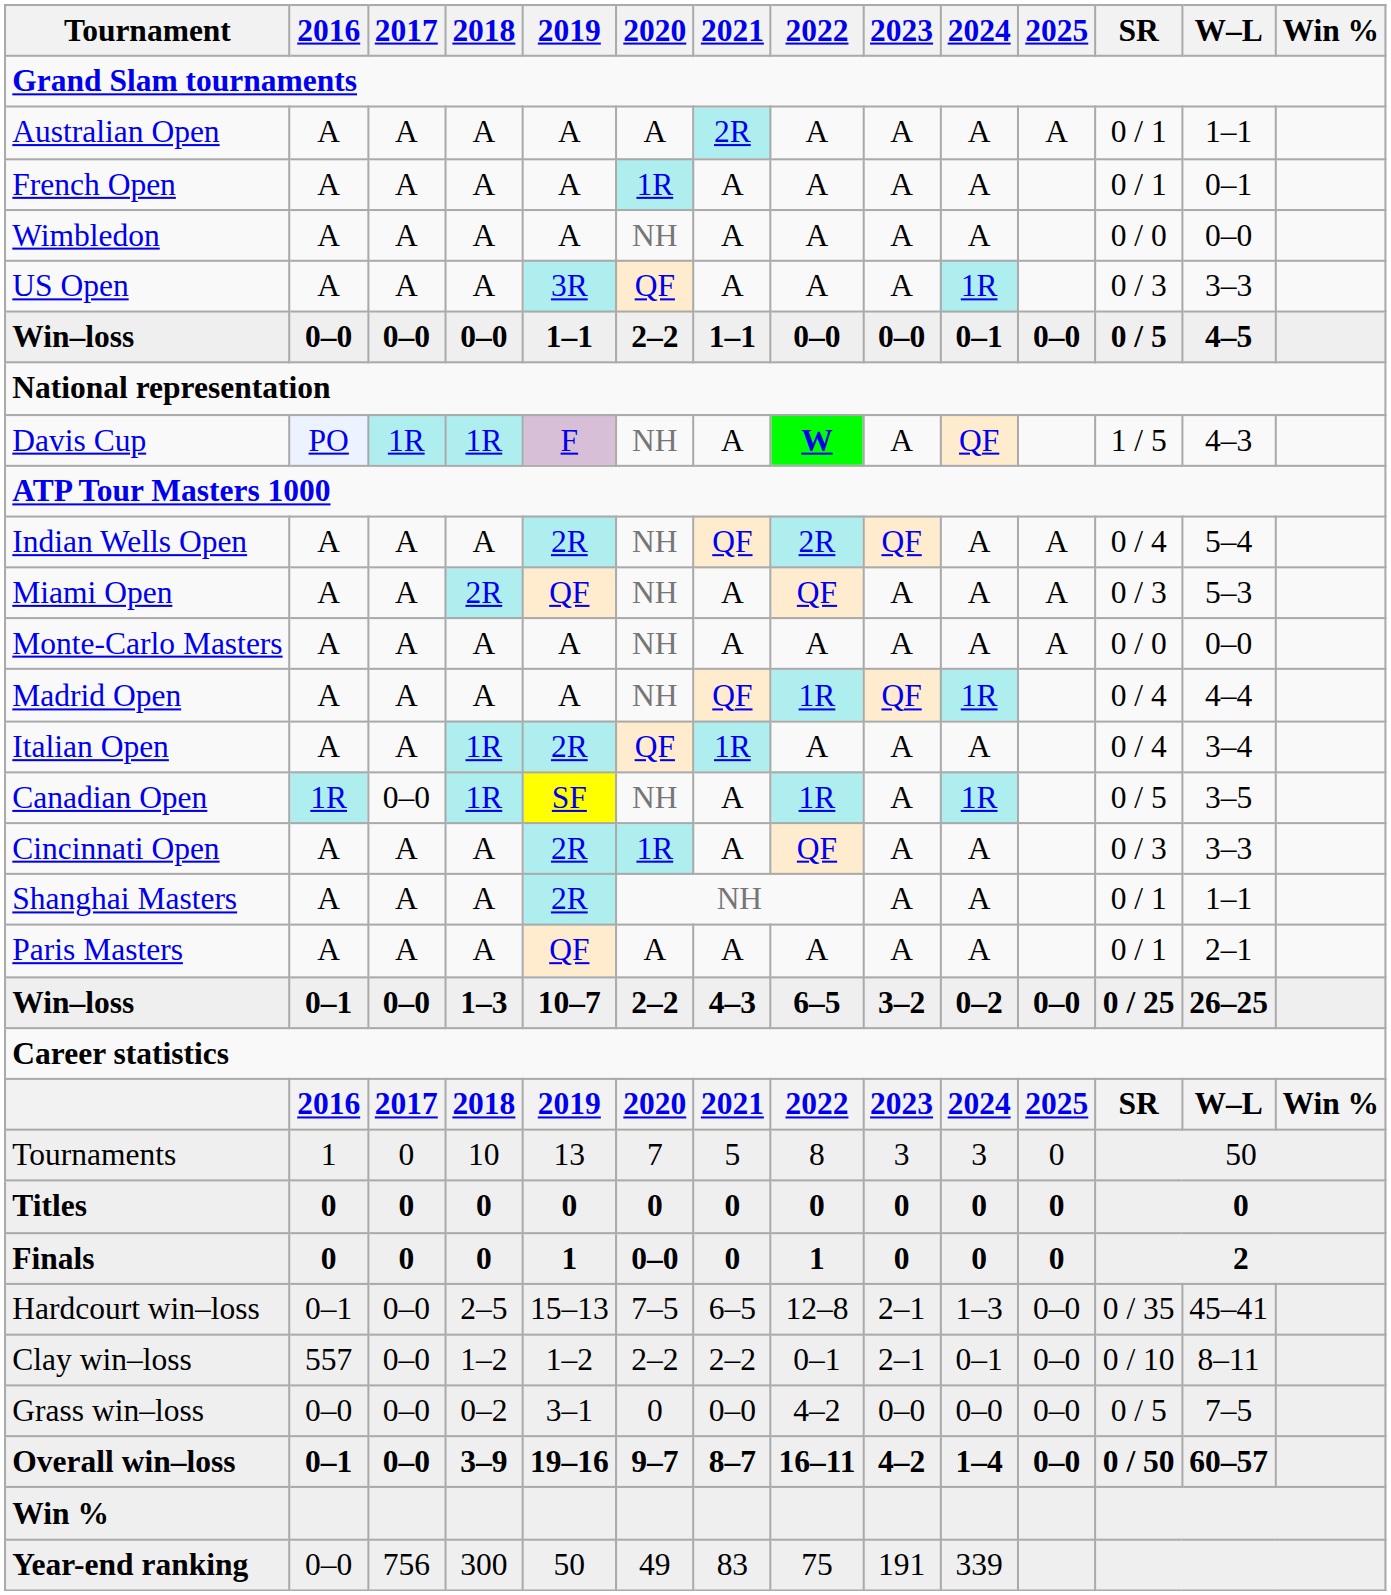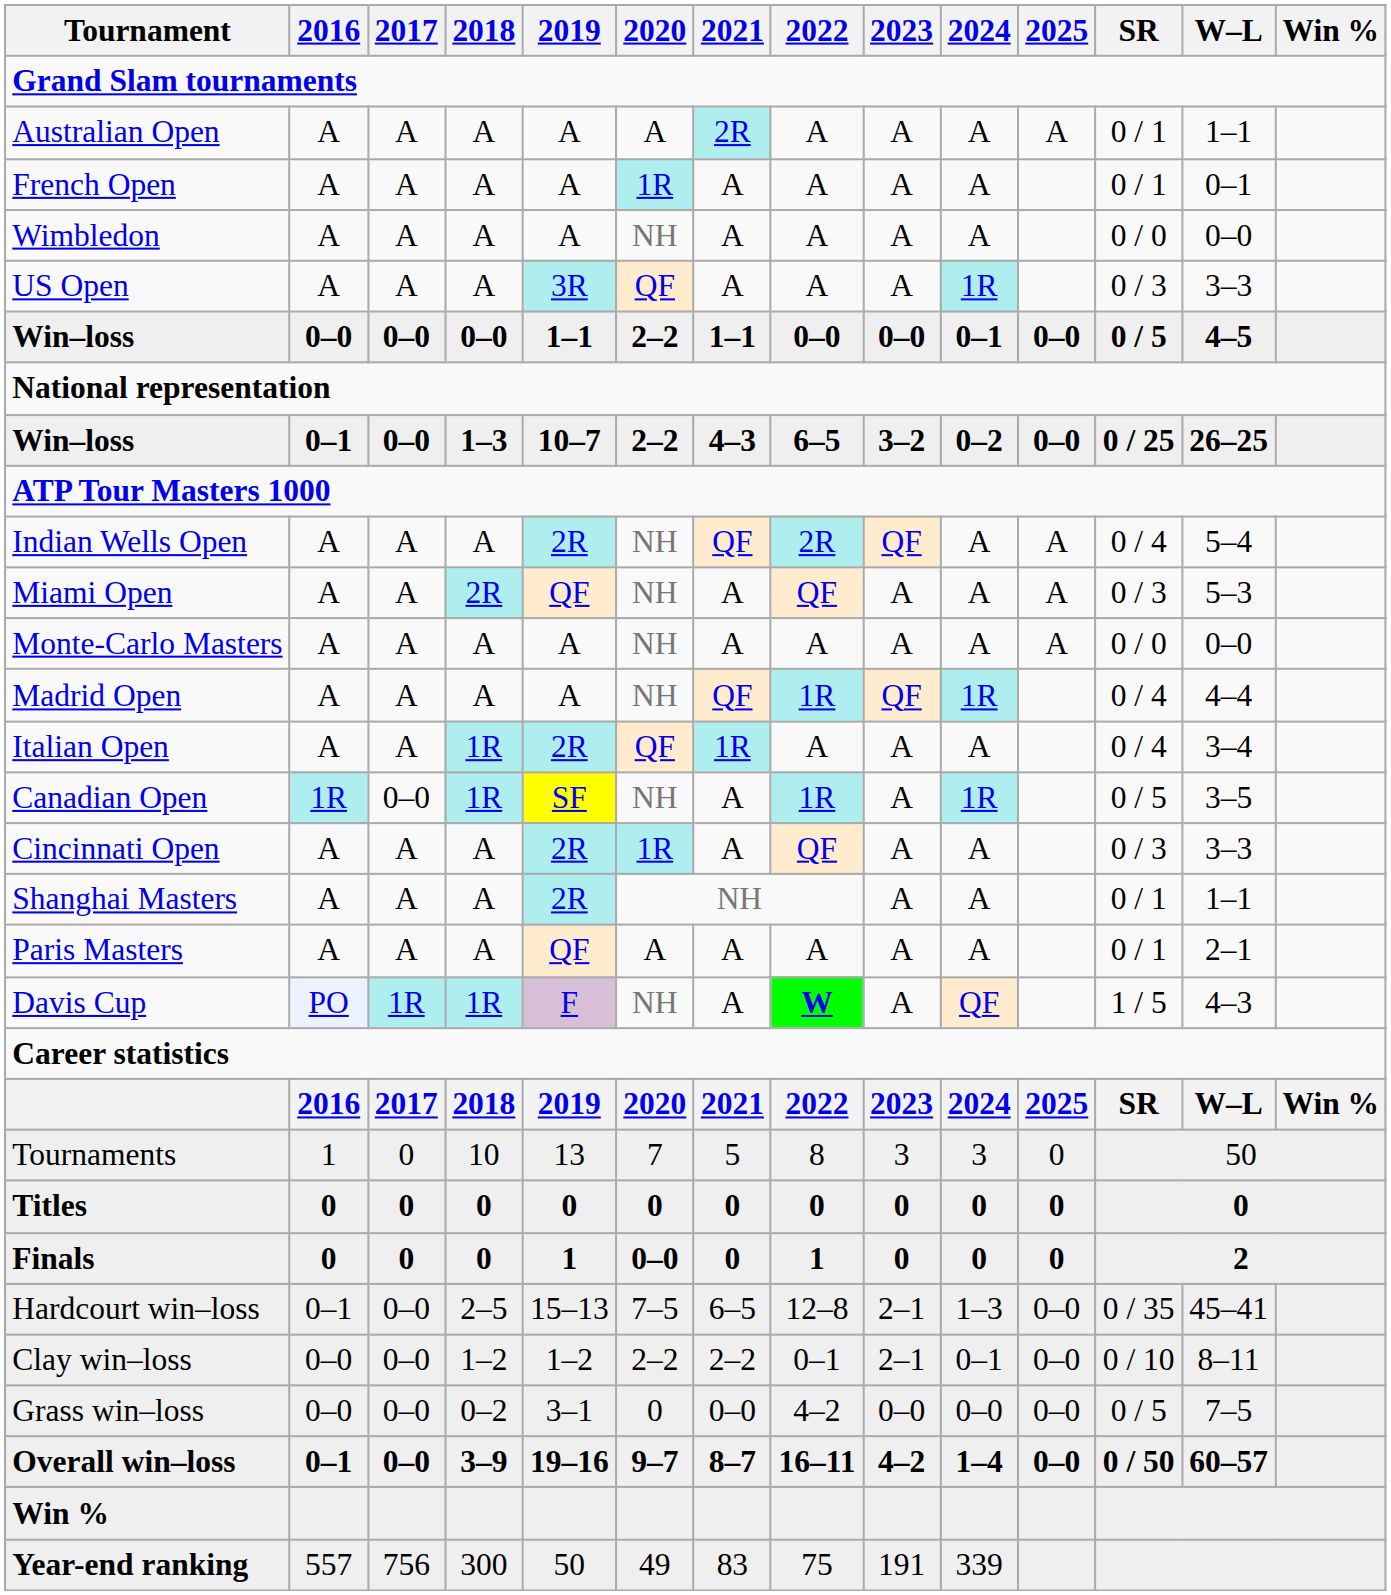rows swapped: (79, 438) <-> (73, 1001)
(329, 1358) 557 -> (329, 1358) 0–0
(329, 1563) 0–0 -> (329, 1563) 557
